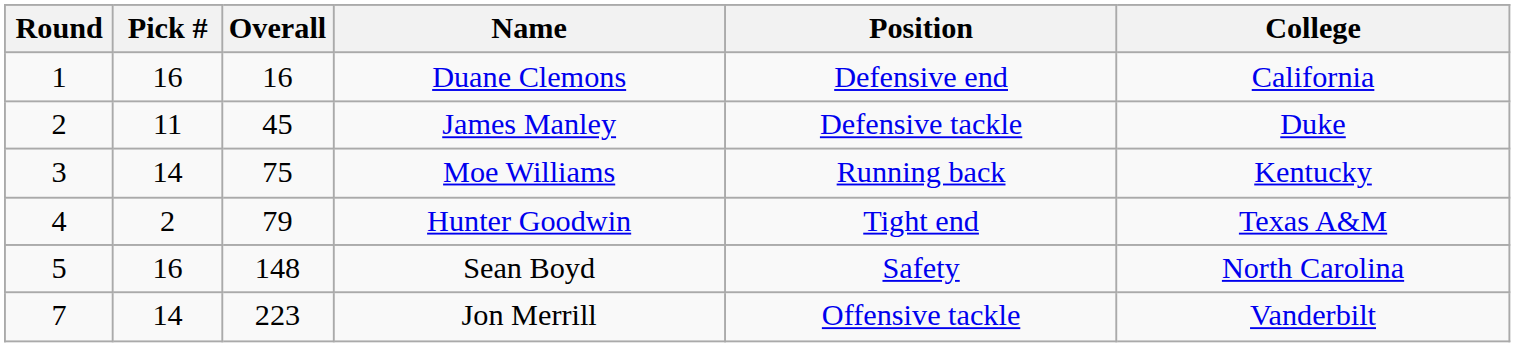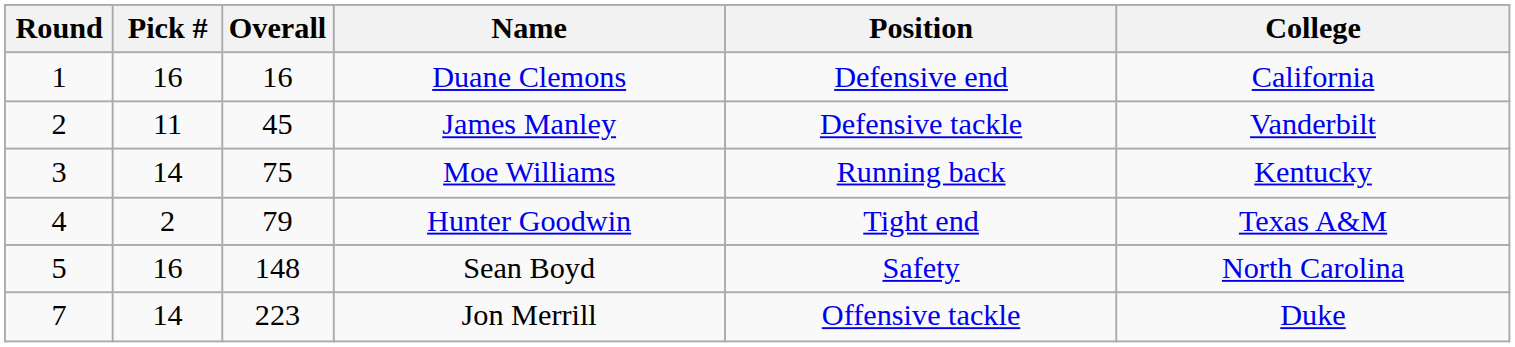(1313, 124) Duke -> (1313, 124) Vanderbilt
(1313, 316) Vanderbilt -> (1313, 316) Duke
